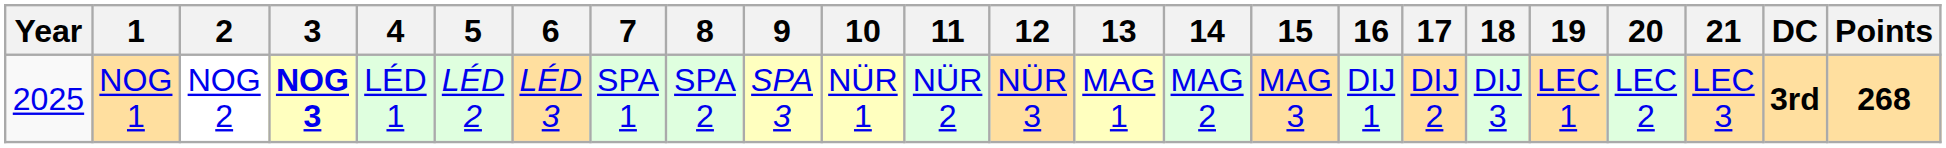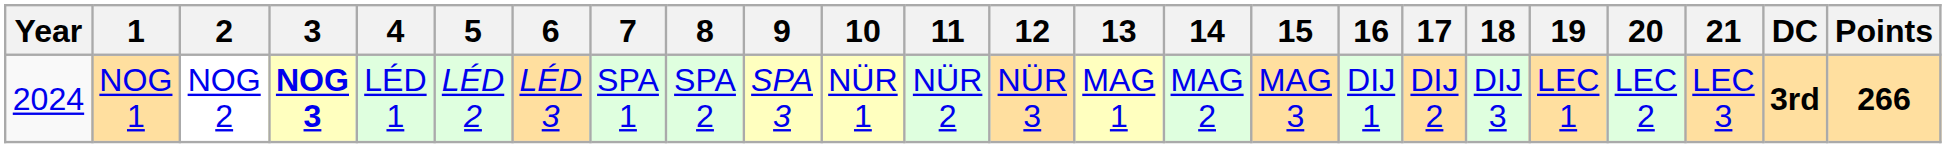(48, 98) 2025 -> (48, 98) 2024
(1884, 98) 268 -> (1884, 98) 266
